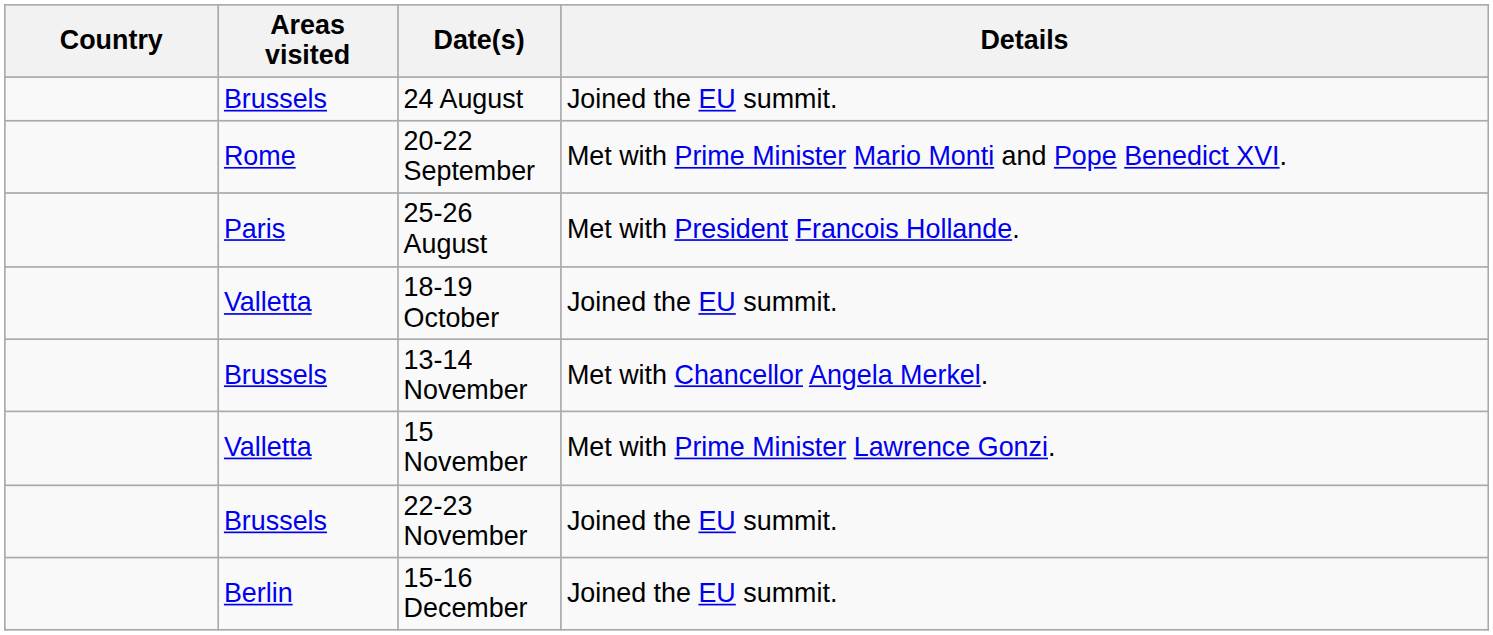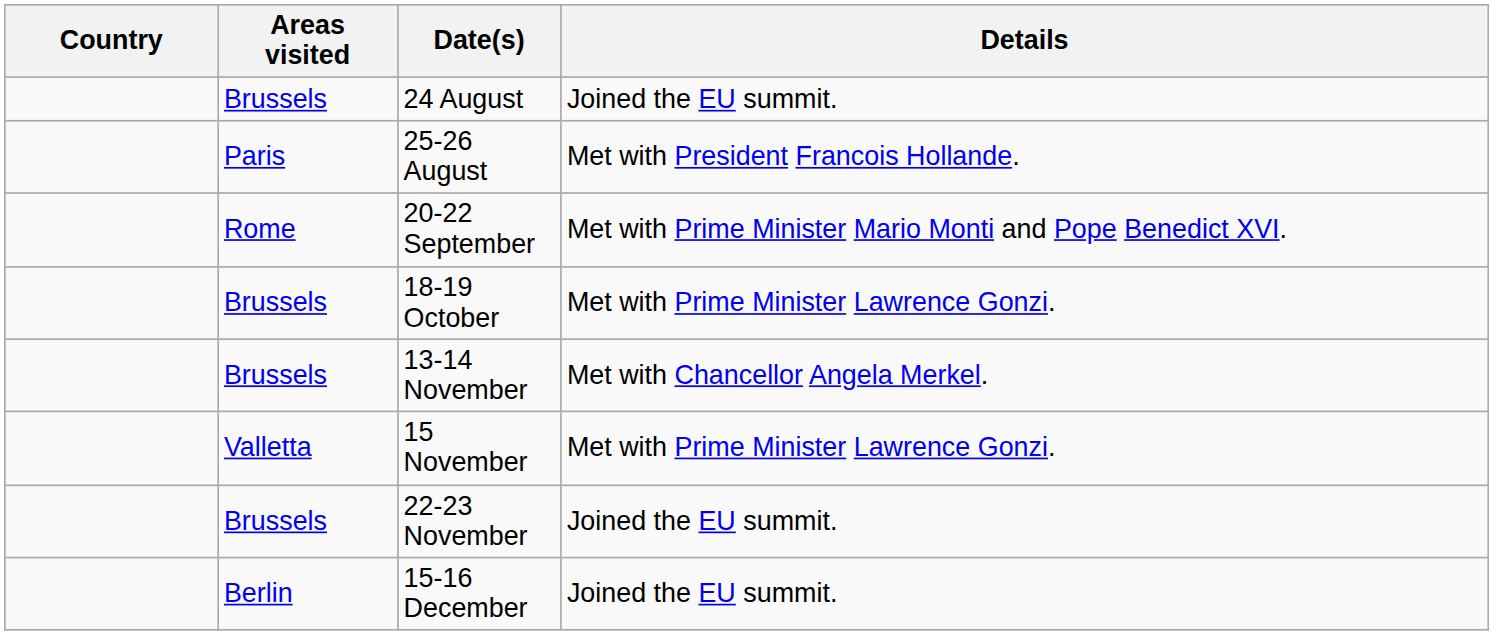rows swapped: (445, 229) <-> (469, 156)
(268, 302) Valletta -> (275, 302) Brussels
(702, 302) Joined the EU summit. -> (811, 302) Met with Prime Minister Lawrence Gonzi.
